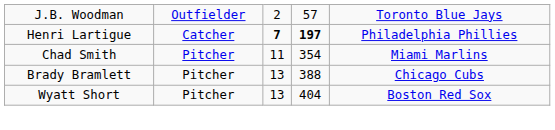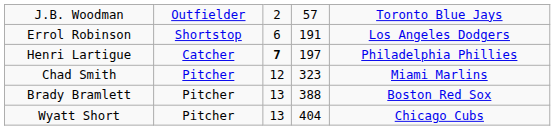+ row: (79, 35)
(310, 35) bold -> (310, 55) normal
(277, 55) 11 -> (277, 75) 12
(310, 55) 354 -> (310, 75) 323
(439, 75) Chicago Cubs -> (439, 95) Boston Red Sox
(439, 95) Boston Red Sox -> (439, 115) Chicago Cubs
